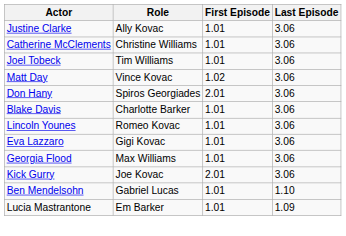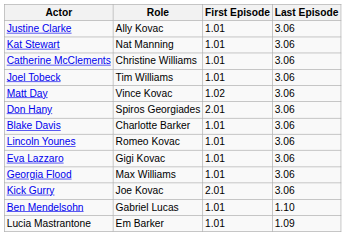+ row: (33, 45)
